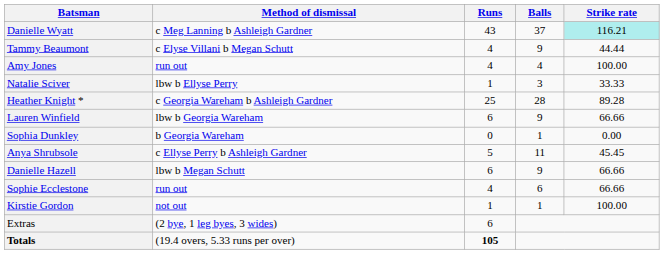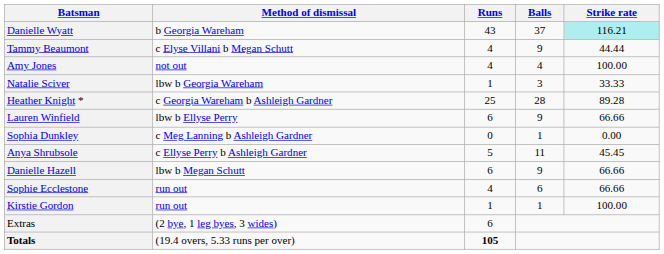(234, 30) c Meg Lanning b Ashleigh Gardner -> (200, 30) b Georgia Wareham
(171, 65) run out -> (171, 65) not out
(196, 83) lbw b Ellyse Perry -> (209, 83) lbw b Georgia Wareham
(209, 118) lbw b Georgia Wareham -> (196, 118) lbw b Ellyse Perry
(200, 135) b Georgia Wareham -> (234, 135) c Meg Lanning b Ashleigh Gardner
(171, 205) not out -> (171, 205) run out
